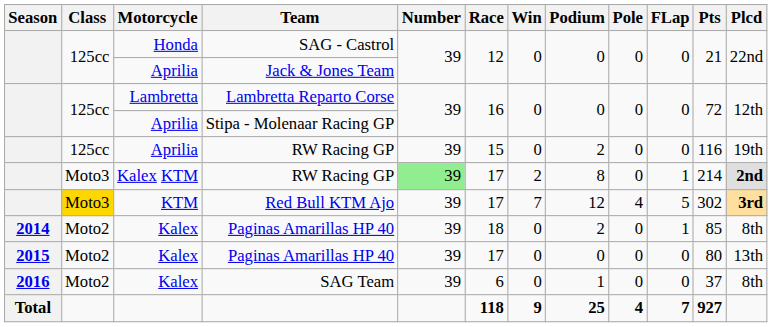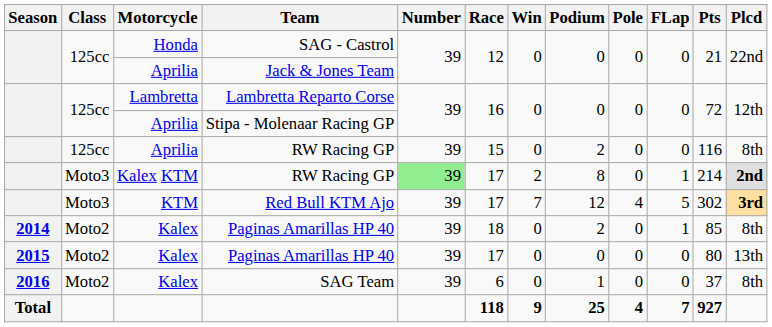(748, 149) 19th -> (752, 149) 8th
(87, 202) gold background -> (87, 202) no background
